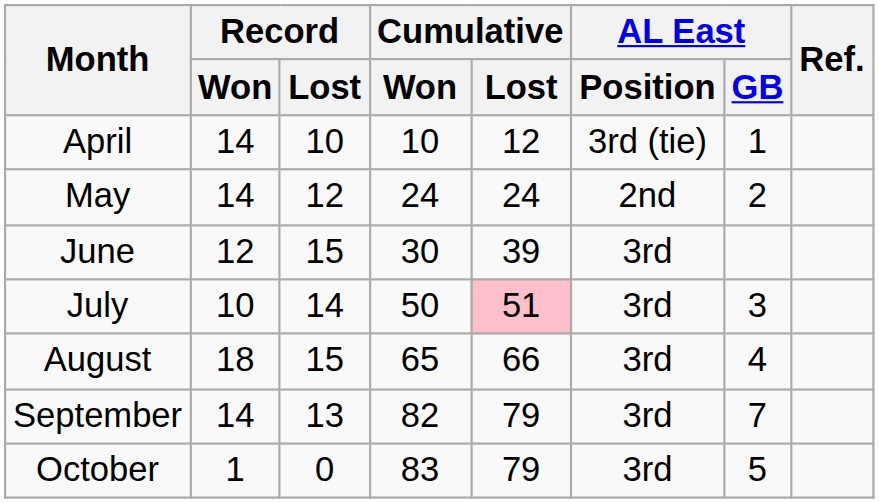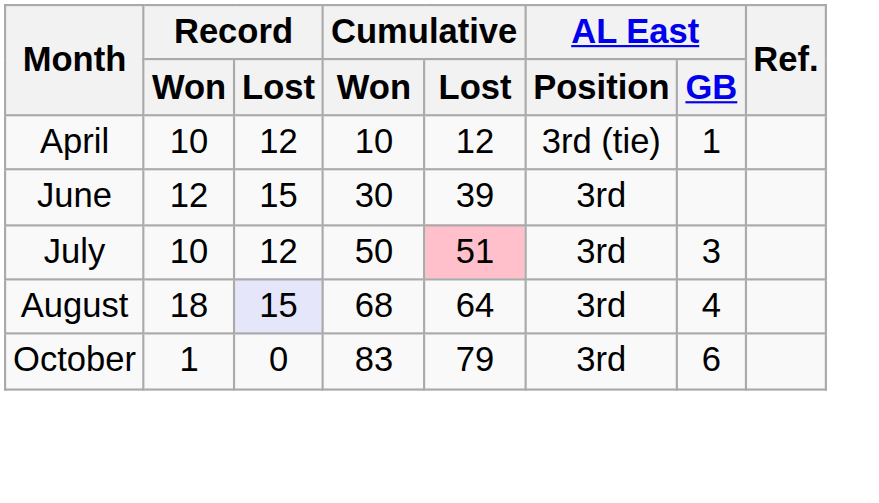(235, 141) 14 -> (189, 141) 10
(325, 141) 10 -> (279, 141) 12
- row: (98, 196)
(325, 305) 14 -> (279, 251) 12
(325, 360) no background -> (279, 305) lavender background
(420, 360) 65 -> (374, 305) 68
(521, 360) 66 -> (475, 305) 64
- row: (98, 415)
(757, 470) 5 -> (711, 360) 6
